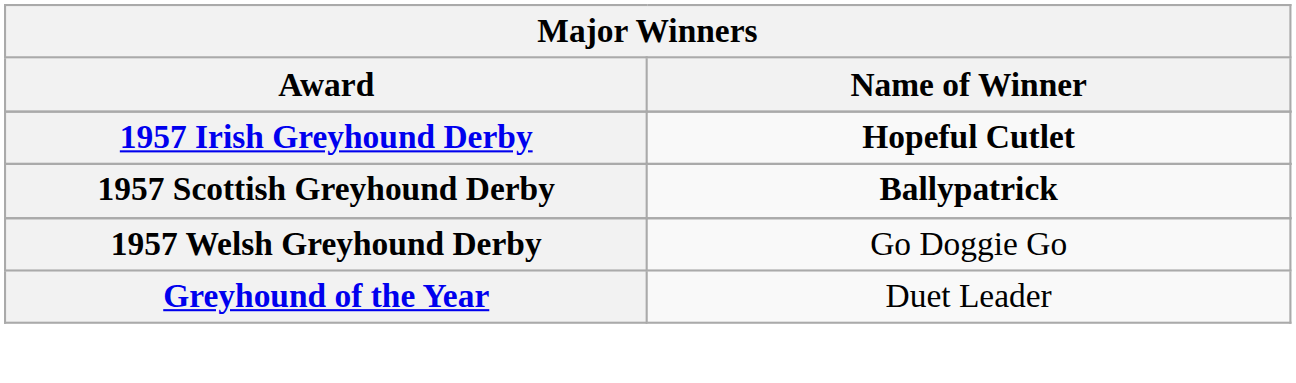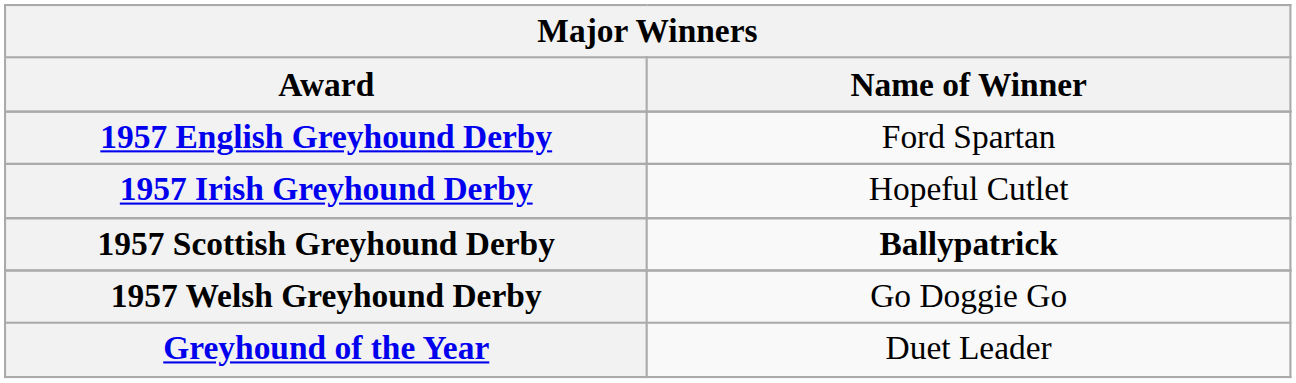+ row: (326, 137)
(969, 137) bold -> (969, 190) normal
